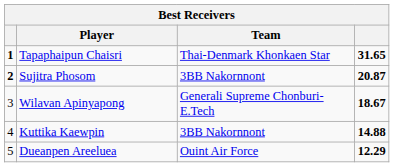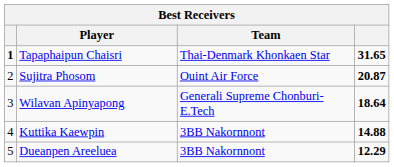(10, 76) bold -> (10, 76) normal
(222, 76) 3BB Nakornnont -> (219, 76) Ouint Air Force
(372, 104) 18.67 -> (372, 104) 18.64
(219, 152) Ouint Air Force -> (222, 152) 3BB Nakornnont
